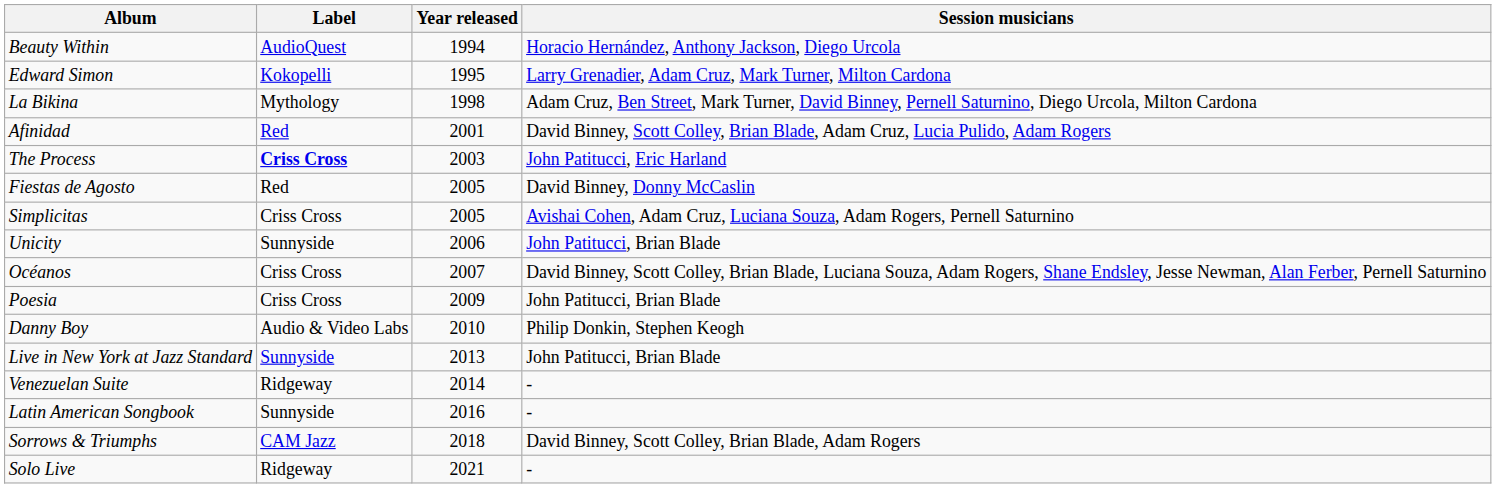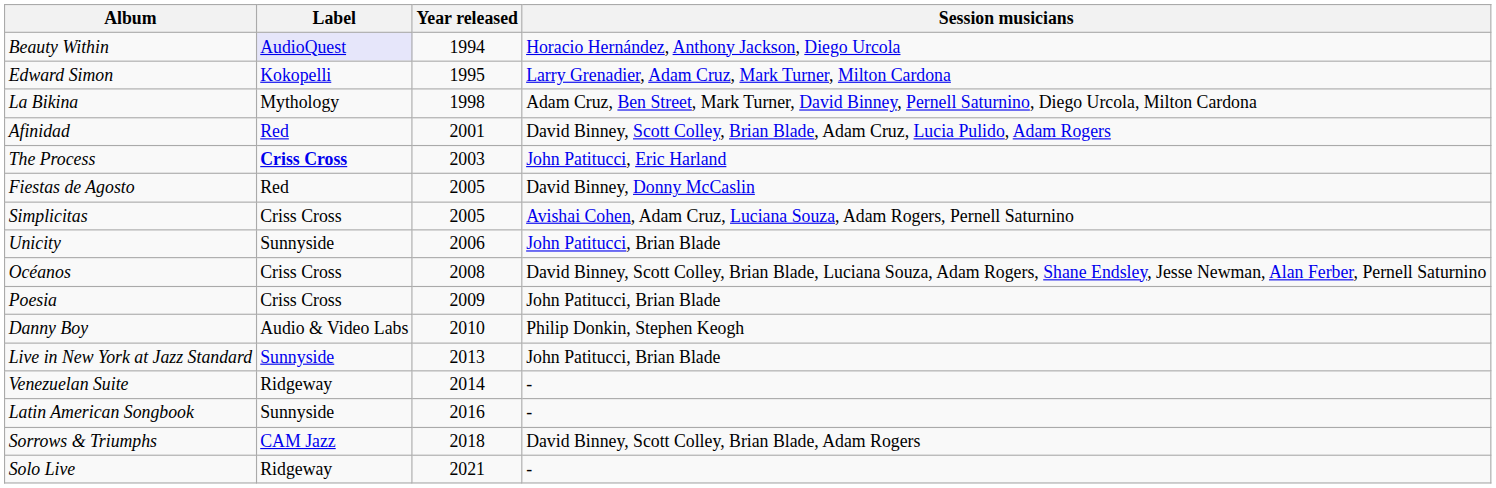(303, 46) no background -> (303, 46) lavender background
(467, 272) 2007 -> (467, 272) 2008
